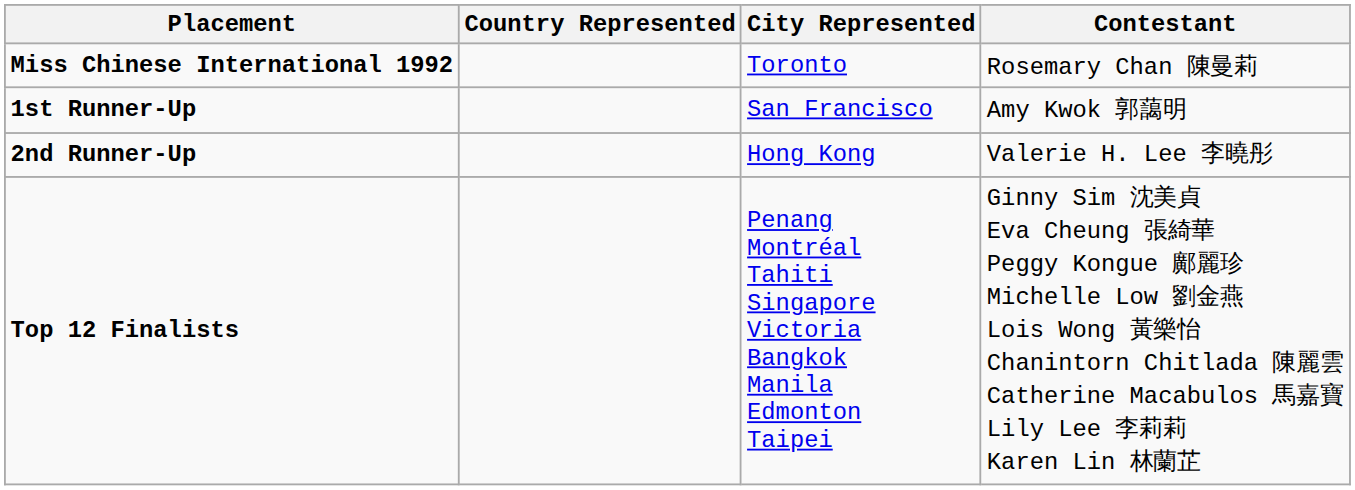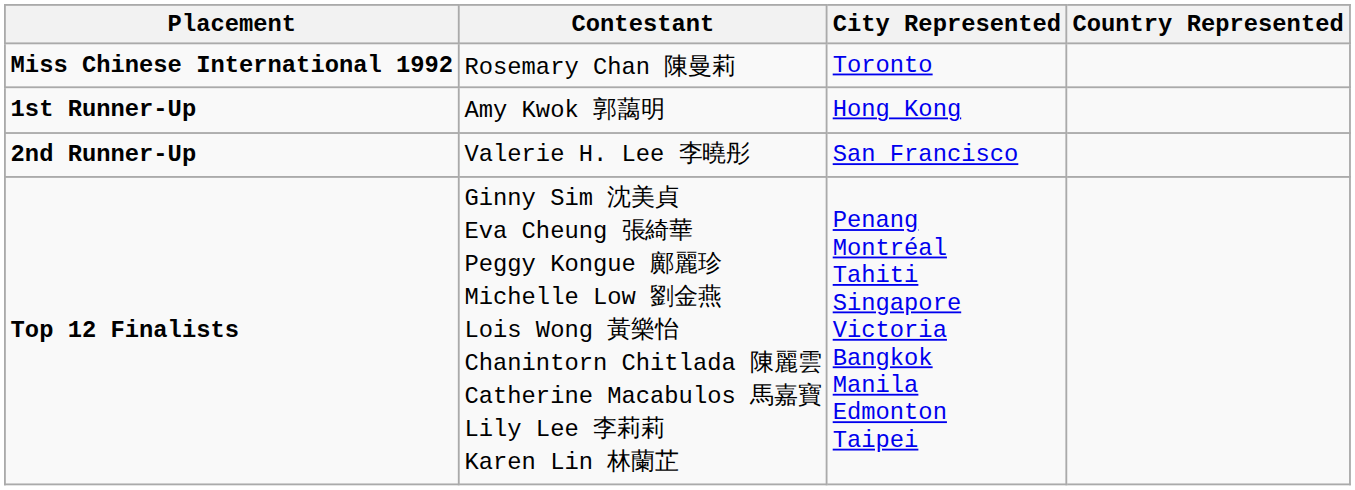columns swapped: (1165, 24) <-> (600, 24)
(840, 110) San Francisco -> (897, 110) Hong Kong
(811, 154) Hong Kong -> (926, 154) San Francisco
